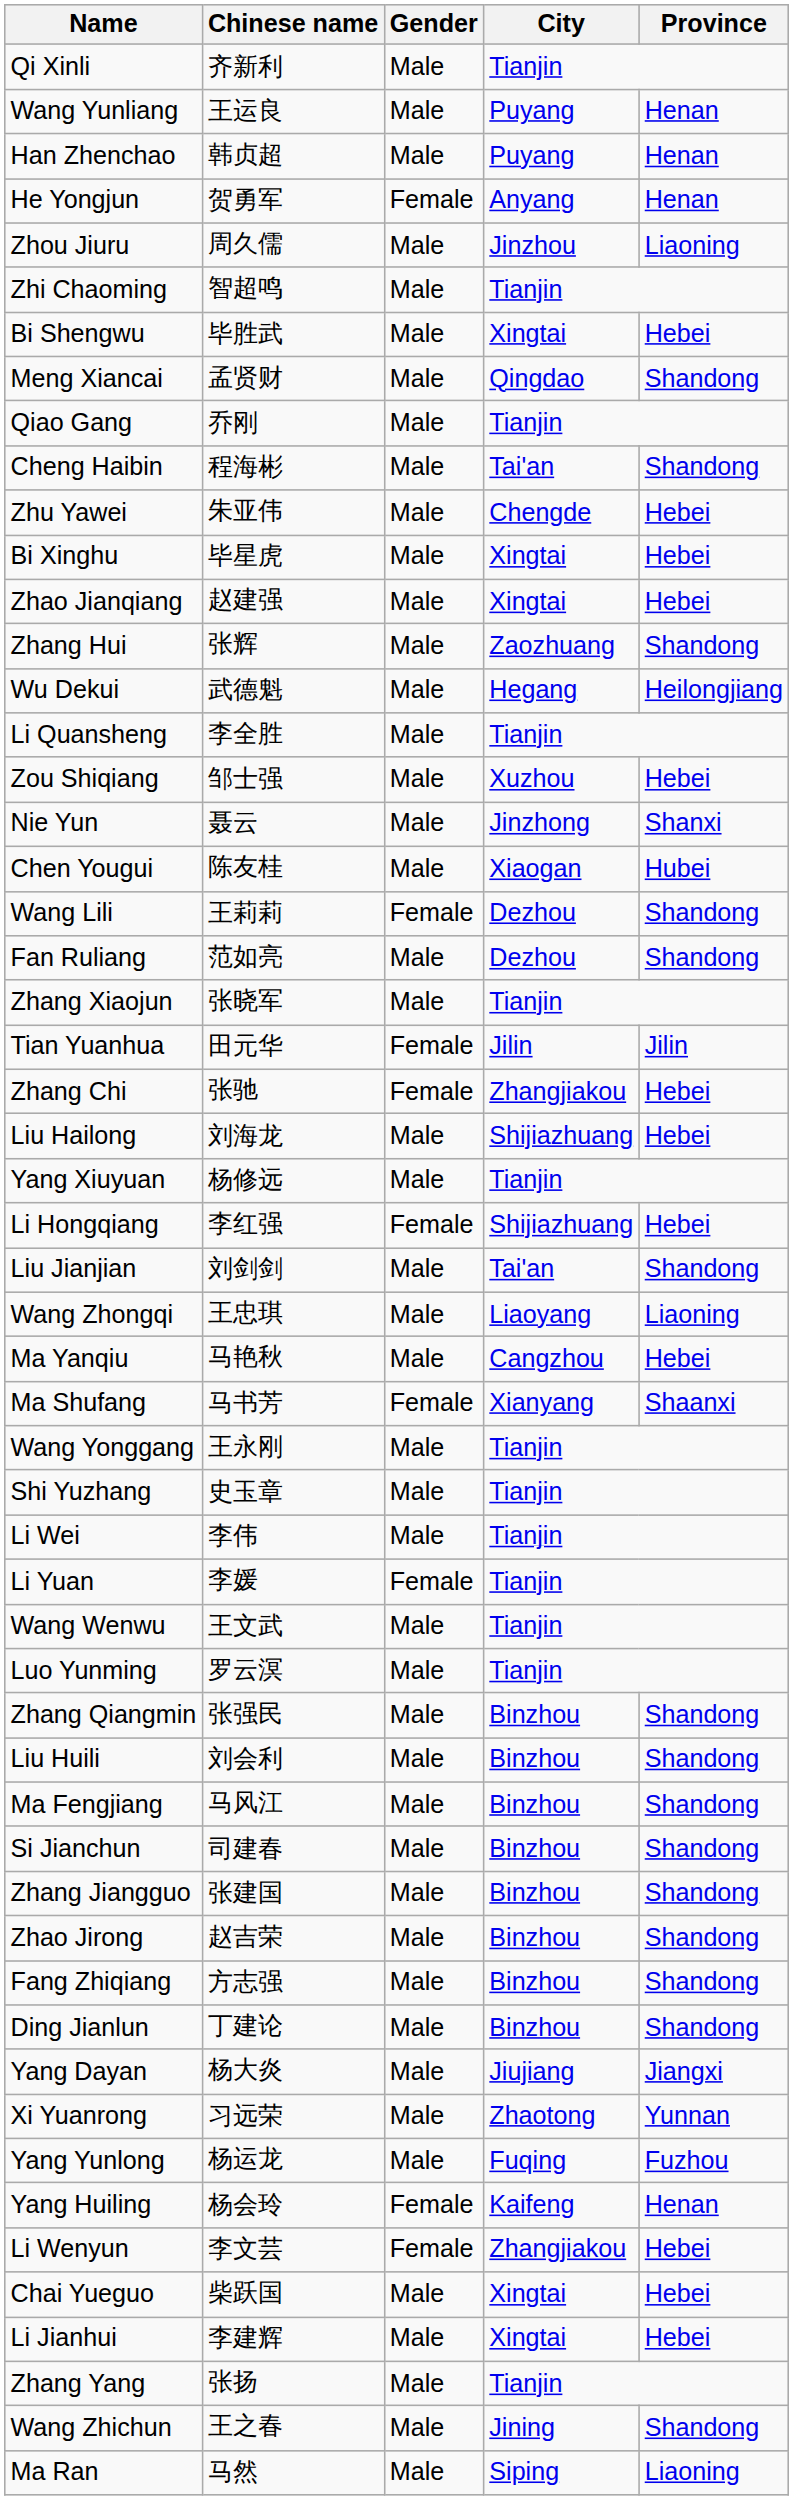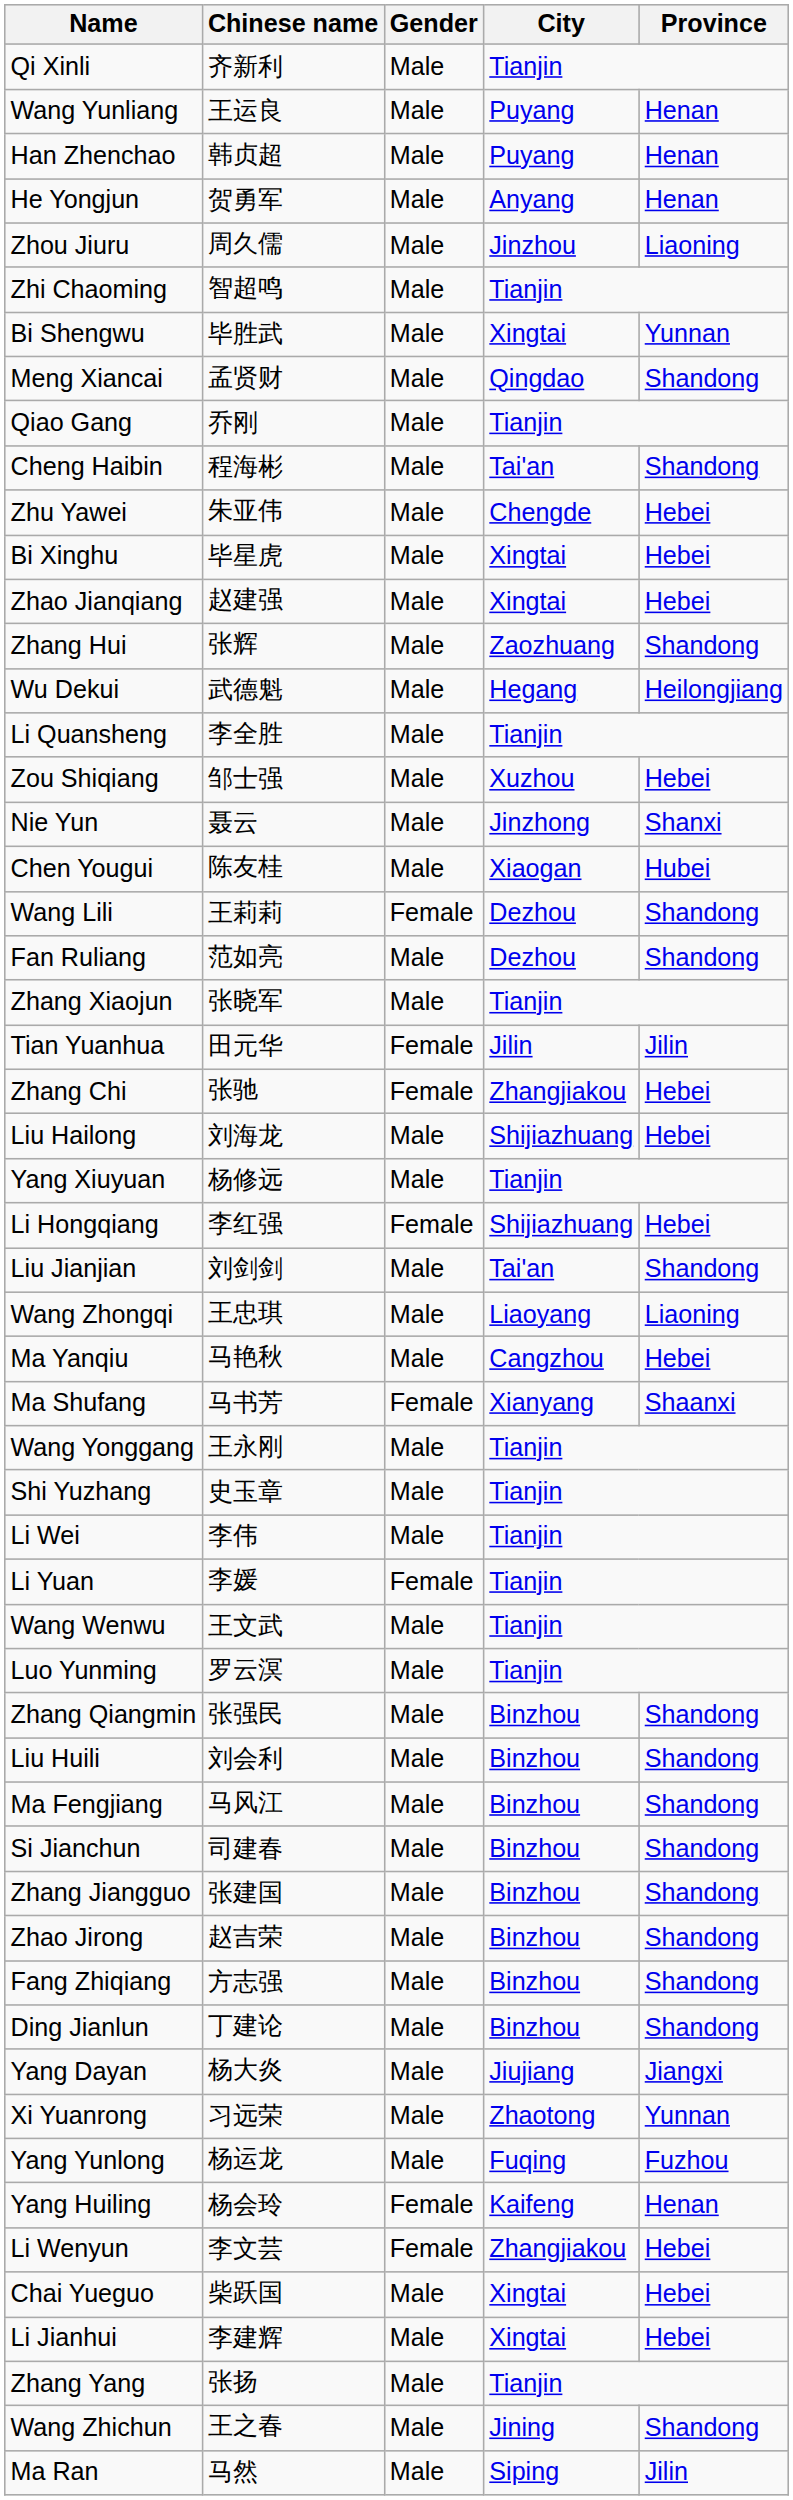(432, 200) Female -> (417, 200) Male
(678, 333) Hebei -> (687, 333) Yunnan
(692, 2472) Liaoning -> (666, 2472) Jilin
